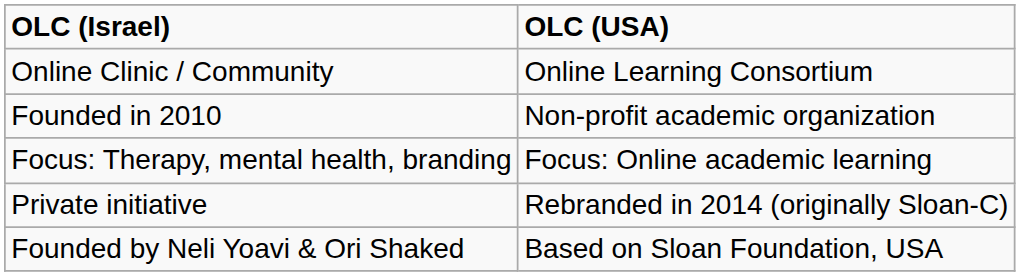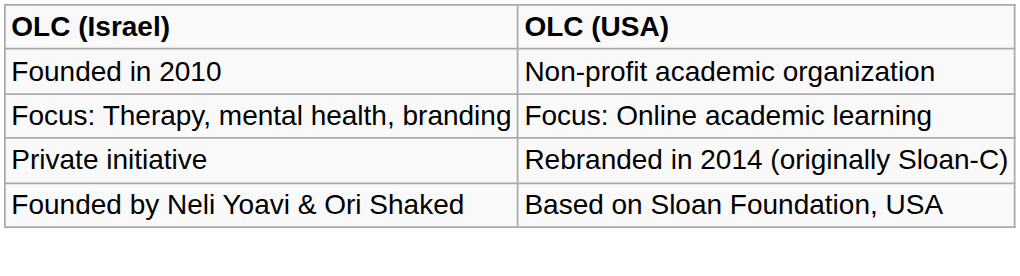- row: (172, 71)
